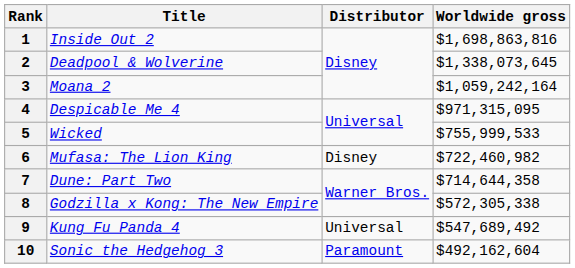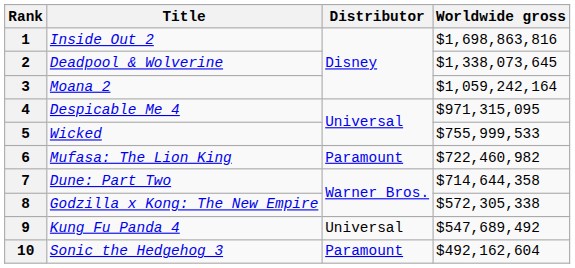(351, 157) Disney -> (364, 157) Paramount
